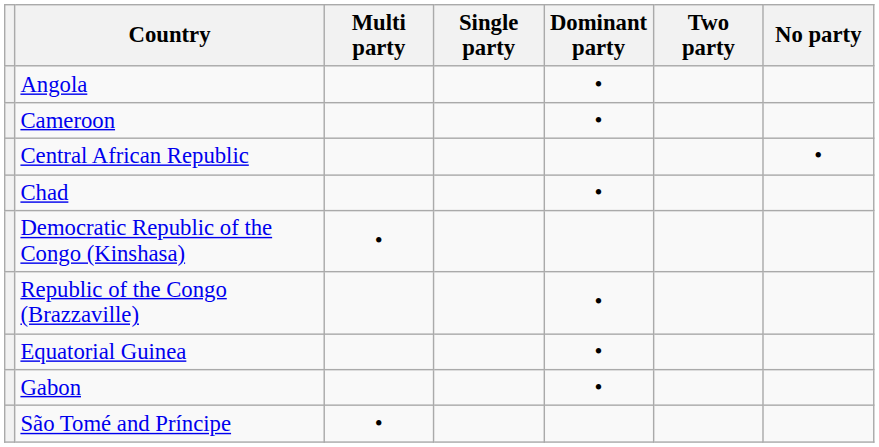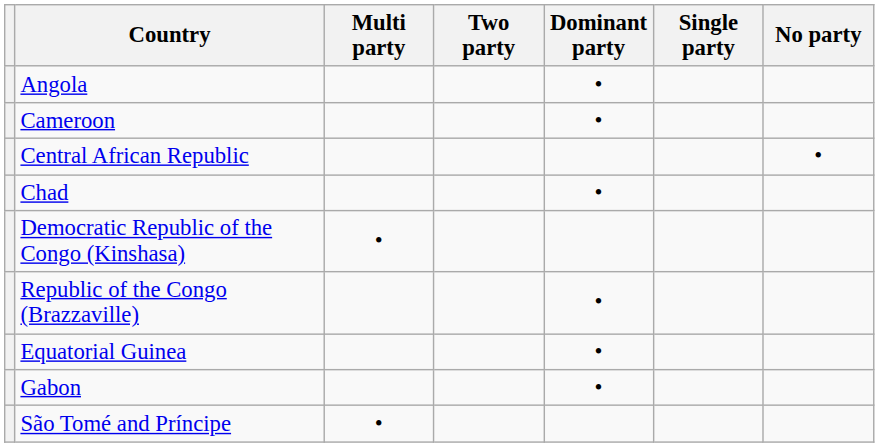columns swapped: (708, 35) <-> (489, 35)
